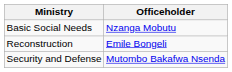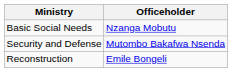rows swapped: (40, 43) <-> (54, 59)
